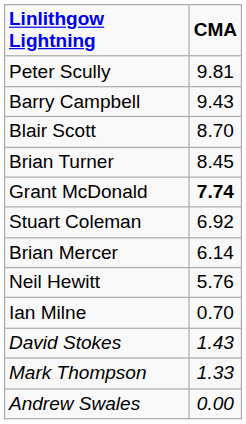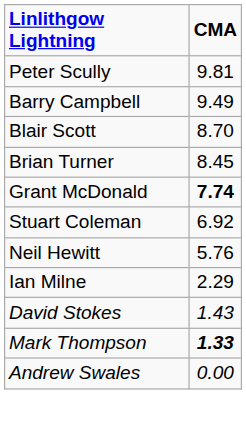(215, 101) 9.43 -> (215, 101) 9.49
- row: (63, 252)
(215, 312) 0.70 -> (215, 282) 2.29
(215, 373) normal -> (215, 342) bold
